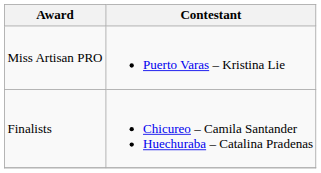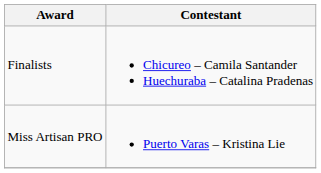rows swapped: (55, 57) <-> (30, 128)
